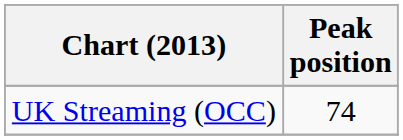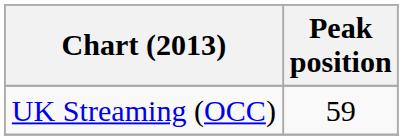(341, 109) 74 -> (341, 109) 59
